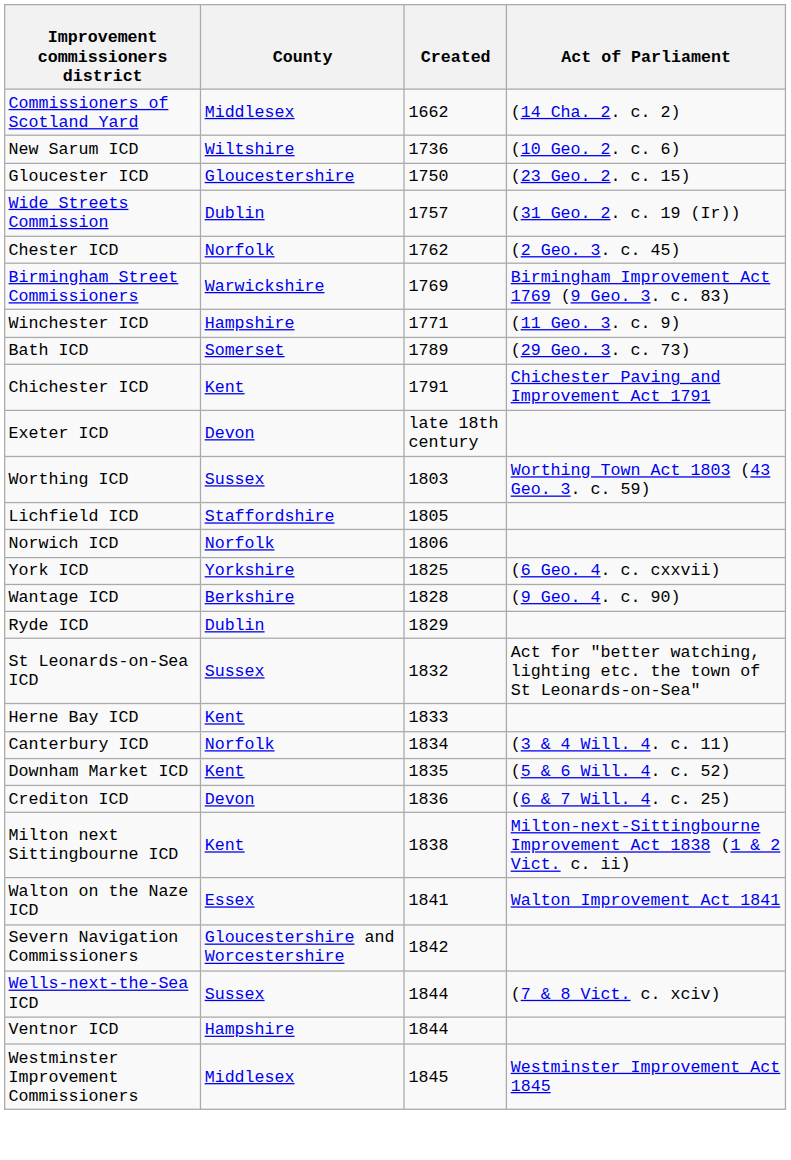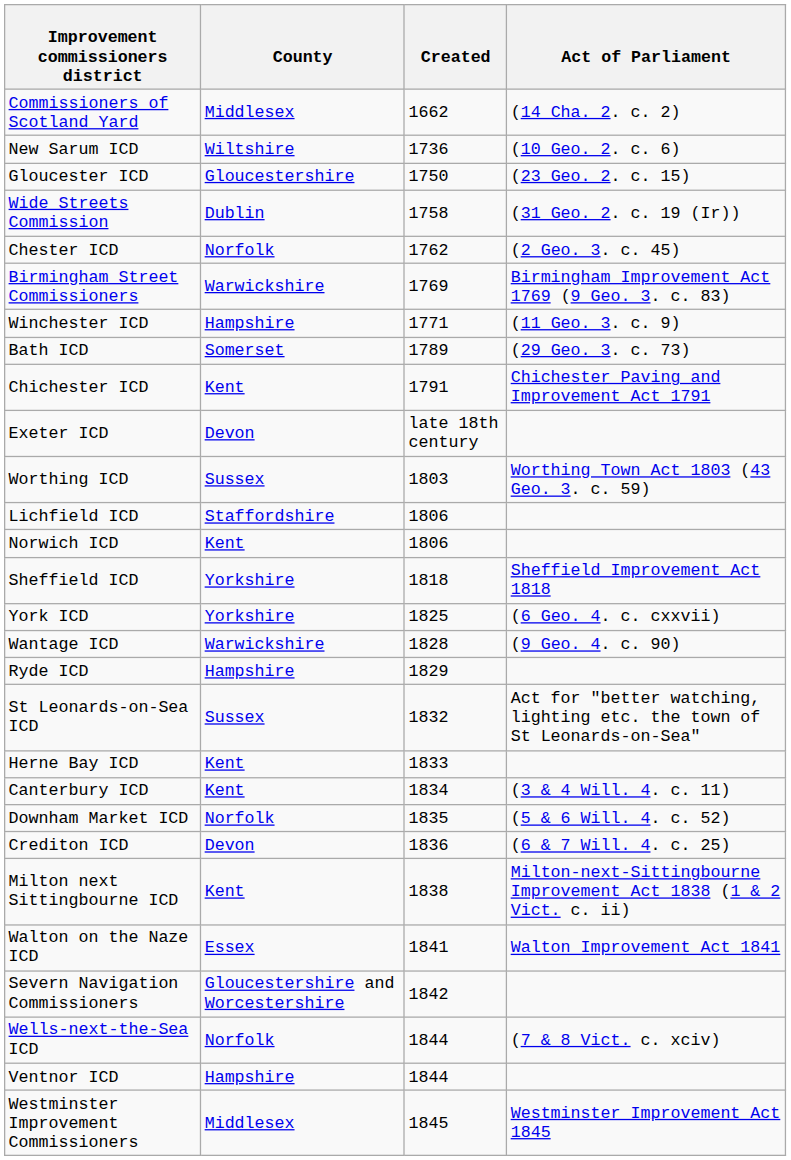(429, 213) 1757 -> (429, 213) 1758
(429, 516) 1805 -> (429, 516) 1806
(240, 544) Norfolk -> (225, 544) Kent
+ row: (74, 580)
(250, 598) Berkshire -> (265, 644) Warwickshire
(235, 625) Dublin -> (250, 671) Hampshire
(240, 745) Norfolk -> (225, 791) Kent
(225, 772) Kent -> (240, 818) Norfolk
(235, 994) Sussex -> (240, 1040) Norfolk
